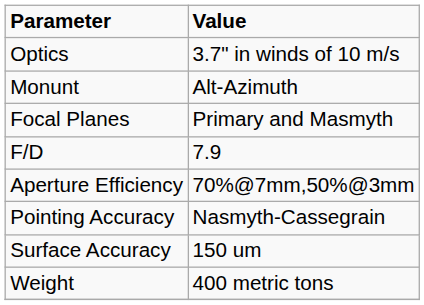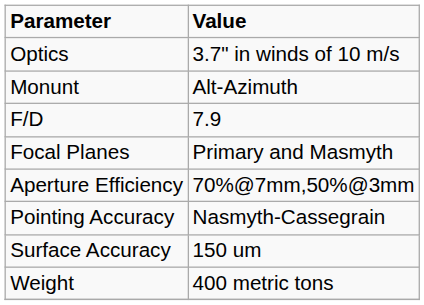rows swapped: (70, 119) <-> (27, 152)
